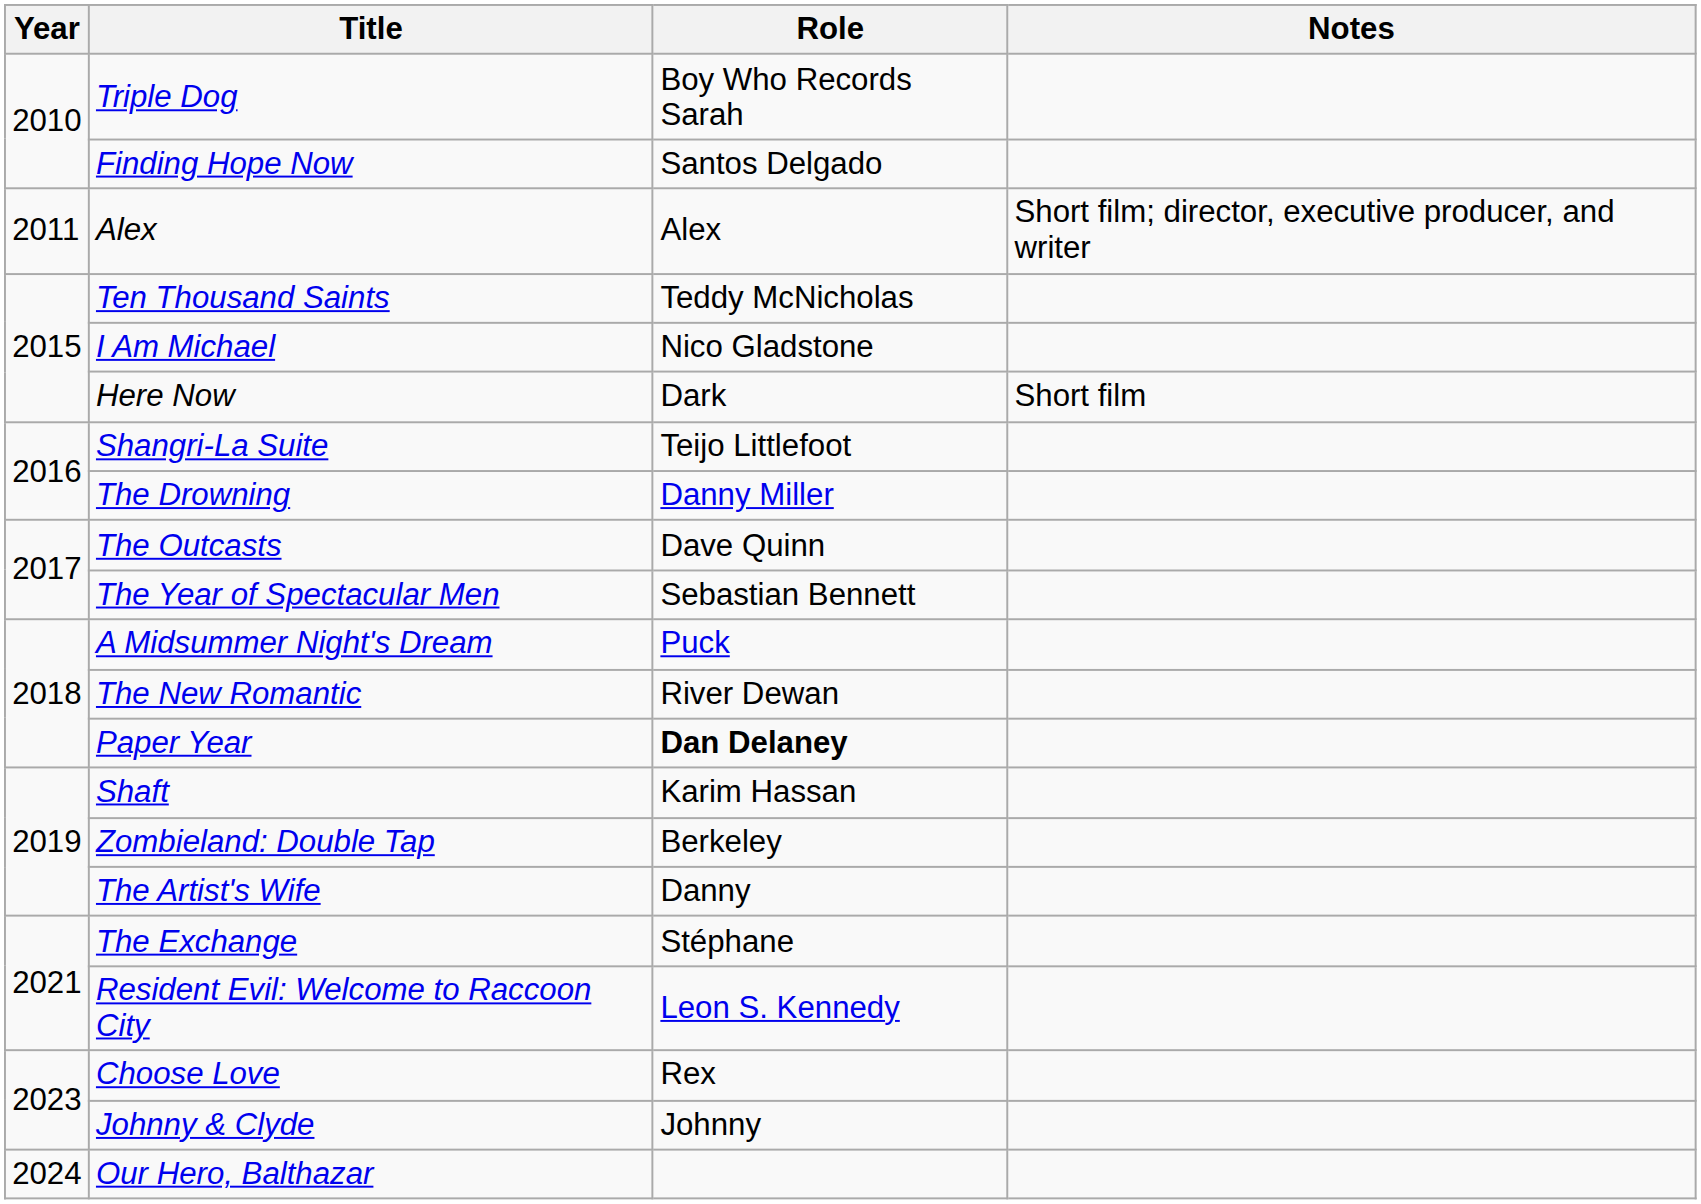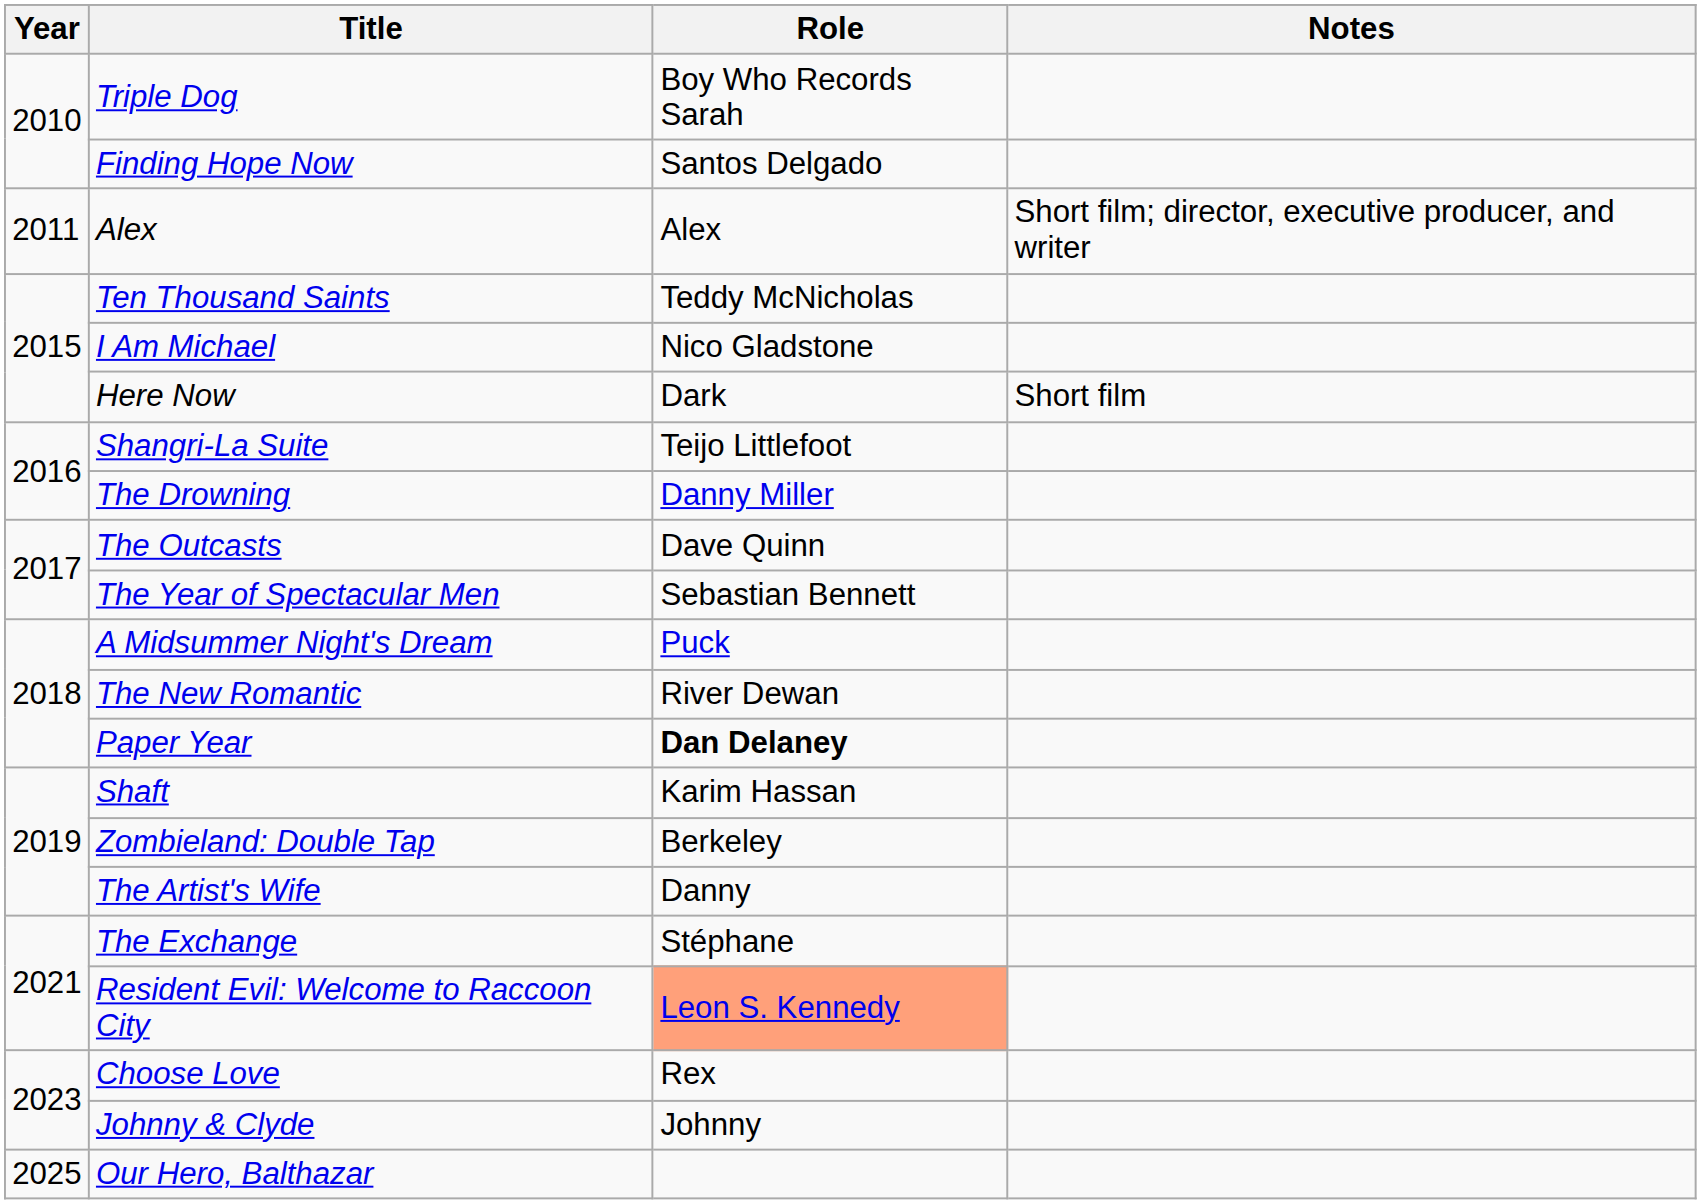(780, 1007) no background -> (780, 1007) lightsalmon background
(47, 1173) 2024 -> (47, 1173) 2025
